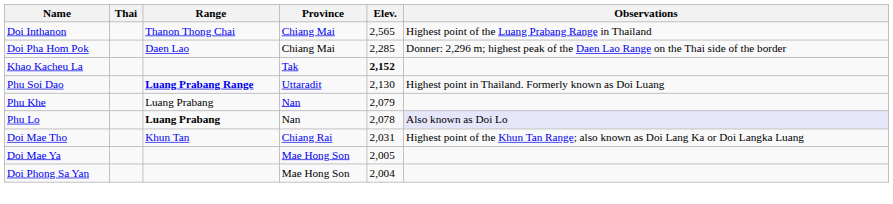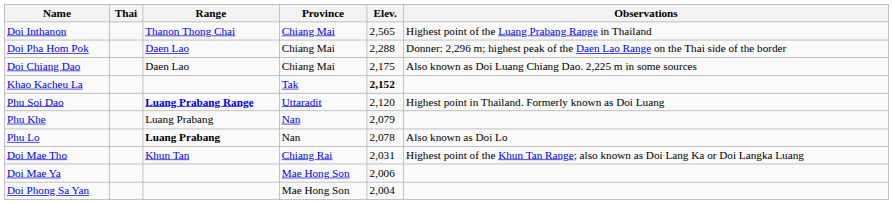(382, 48) 2,285 -> (382, 48) 2,288
+ row: (44, 66)
(382, 84) 2,130 -> (382, 102) 2,120
(457, 119) lavender background -> (457, 137) no background
(382, 155) 2,005 -> (382, 173) 2,006
